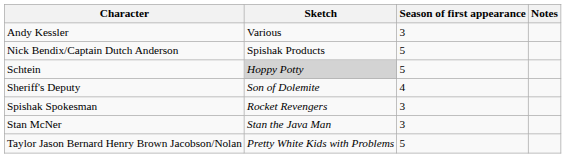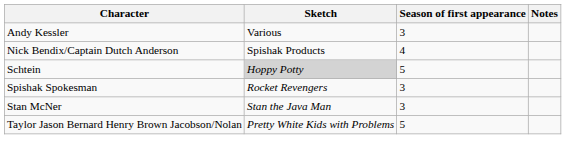(402, 51) 5 -> (402, 51) 4
- row: (44, 88)
